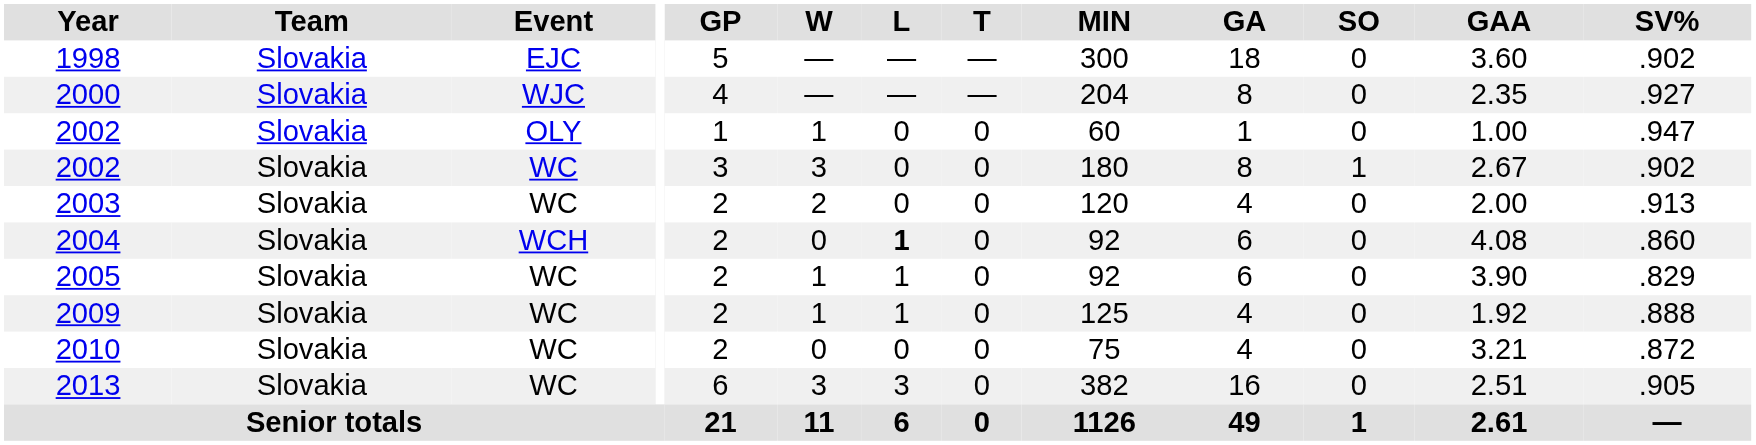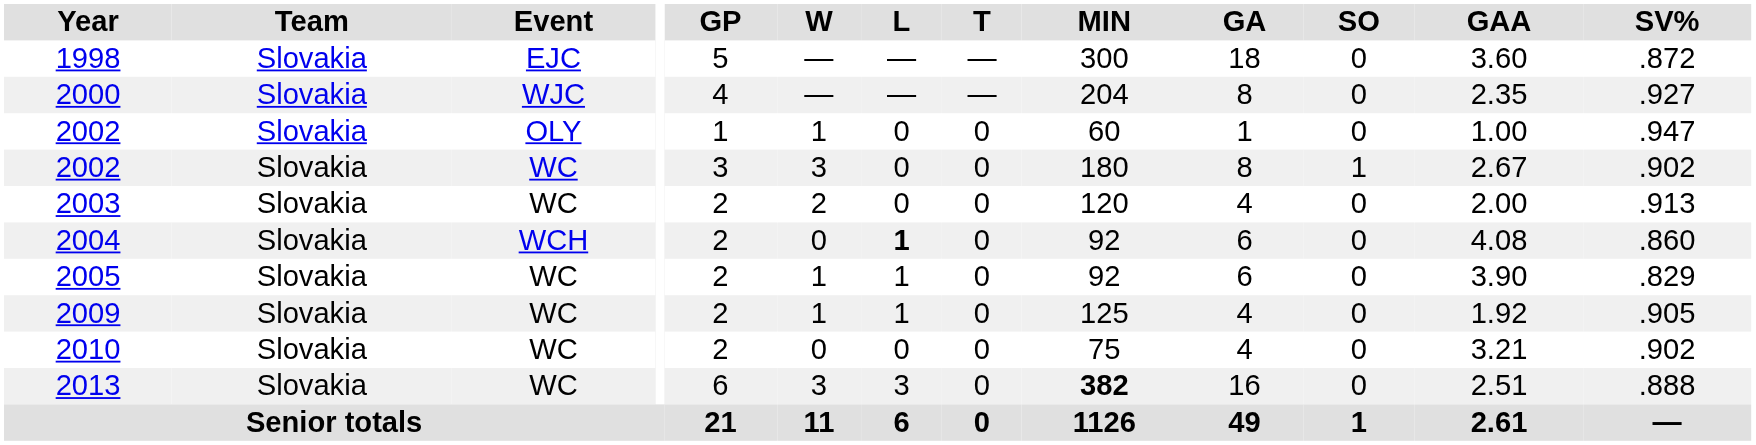(1667, 58) .902 -> (1667, 58) .872
(1667, 312) .888 -> (1667, 312) .905
(1667, 349) .872 -> (1667, 349) .902
(1104, 385) normal -> (1104, 385) bold
(1667, 385) .905 -> (1667, 385) .888
